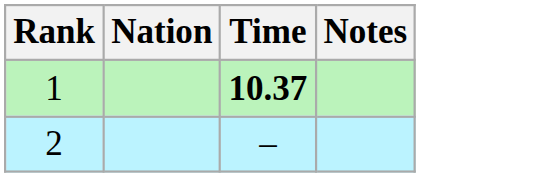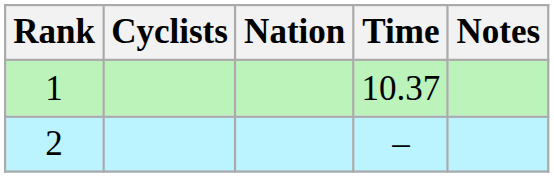+ column: (170, 32)
(268, 87) bold -> (401, 87) normal
